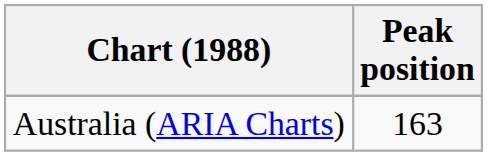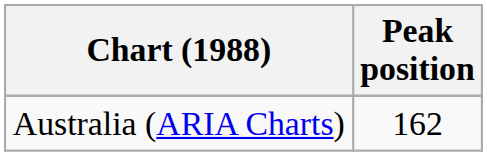(418, 122) 163 -> (418, 122) 162
